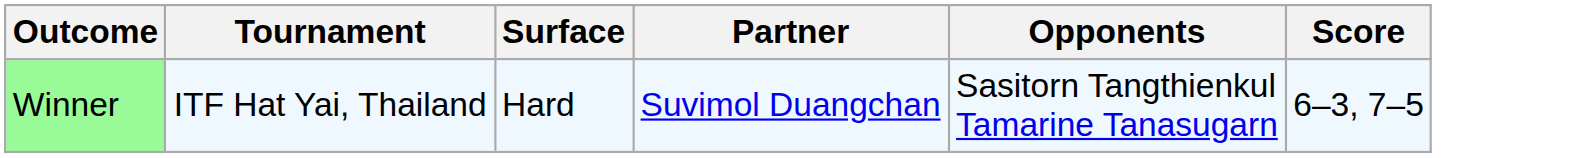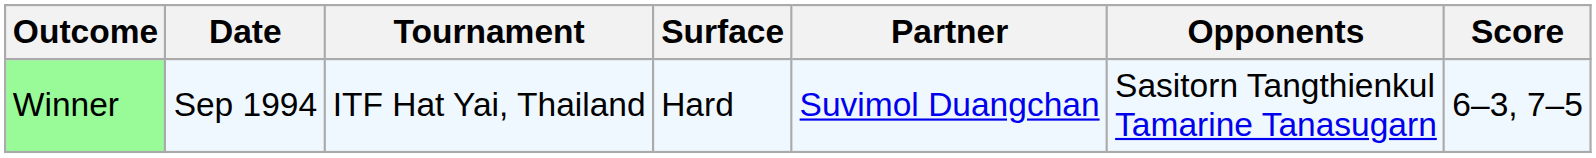+ column: (245, 31)
